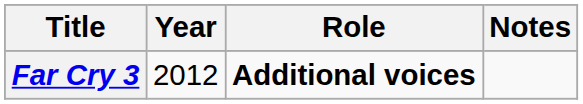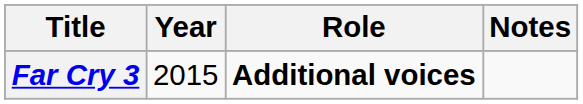(186, 74) 2012 -> (186, 74) 2015
